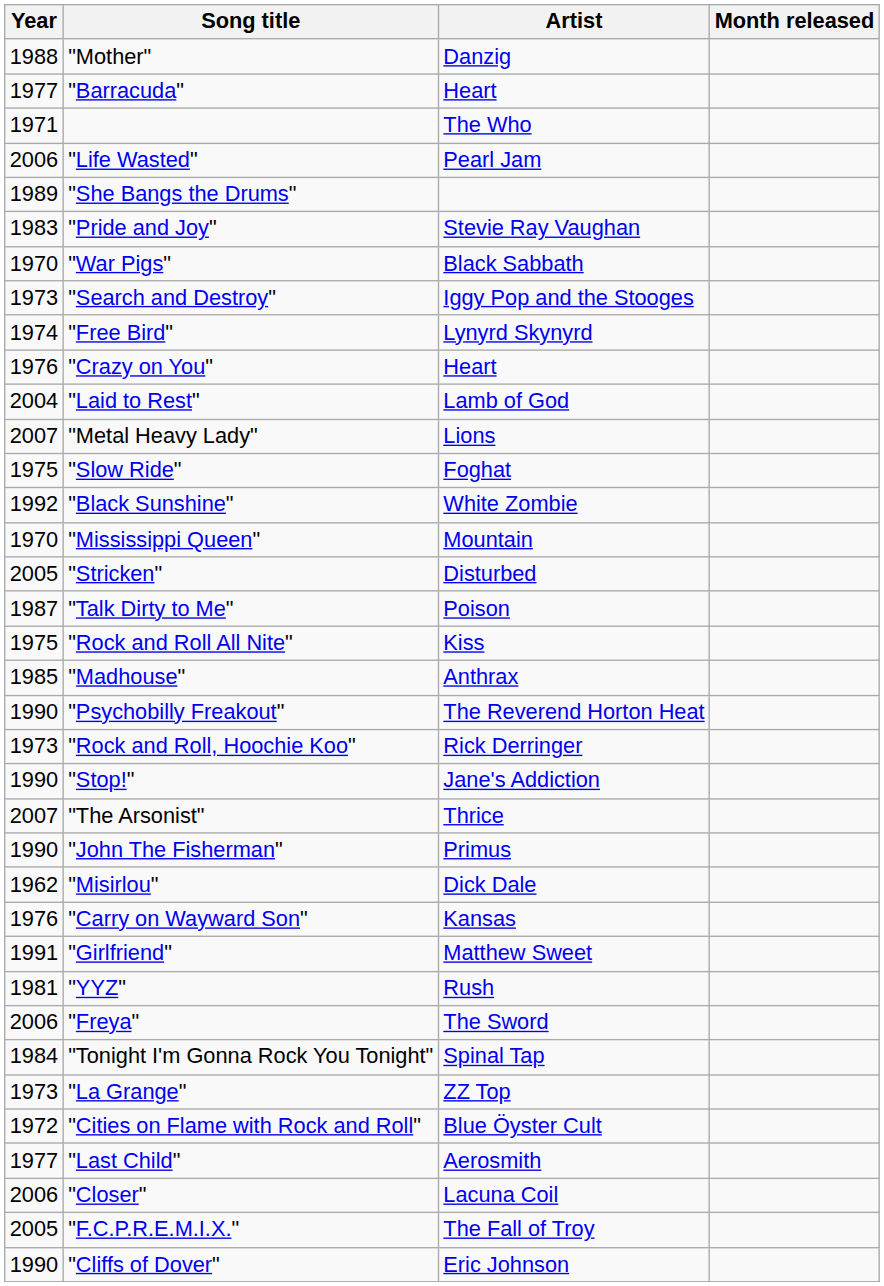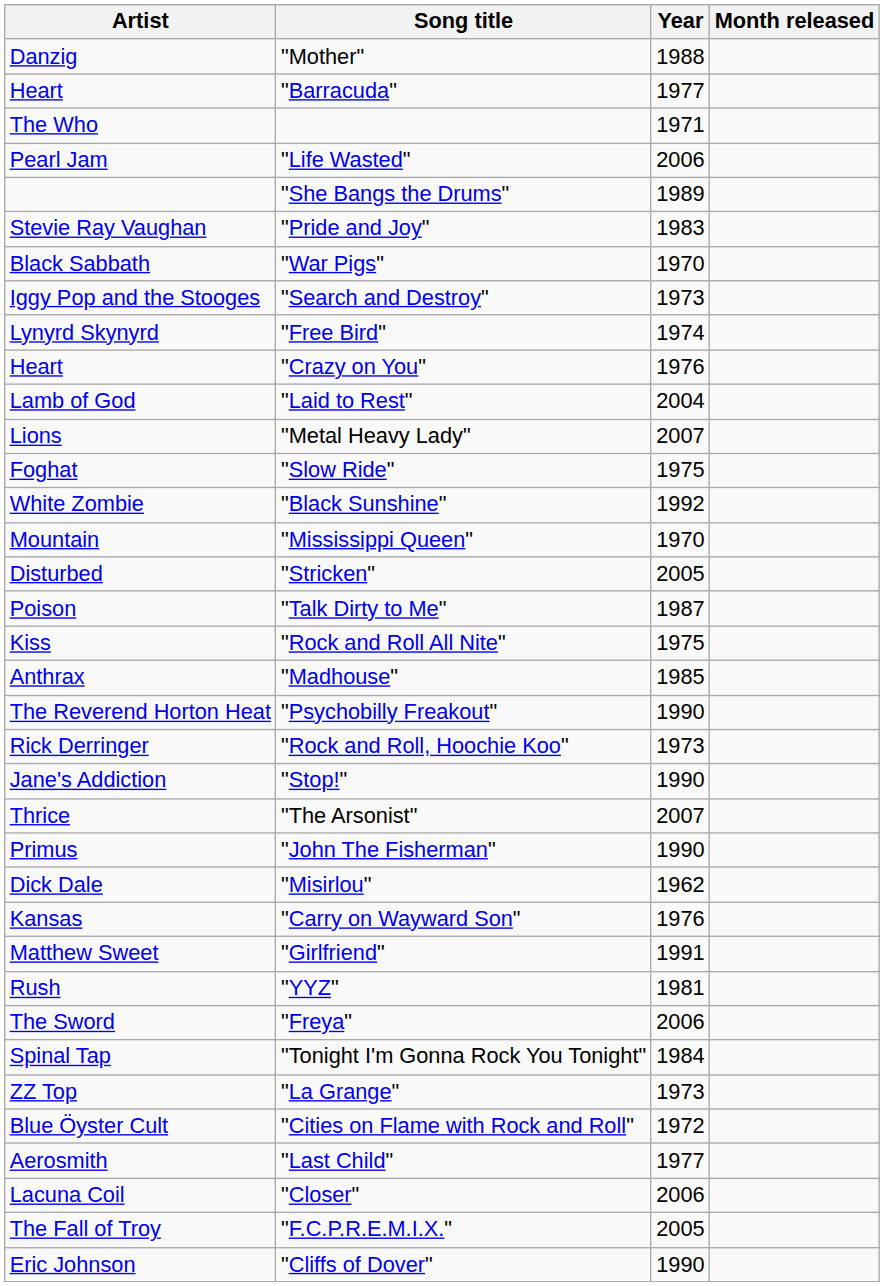columns swapped: (34, 21) <-> (574, 21)
